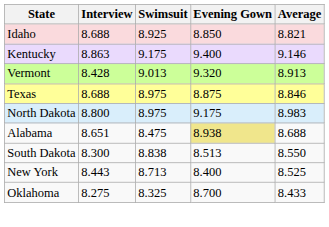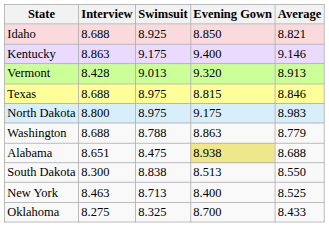(207, 93) 8.875 -> (207, 93) 8.815
+ row: (37, 133)
(95, 172) 8.443 -> (95, 192) 8.463
